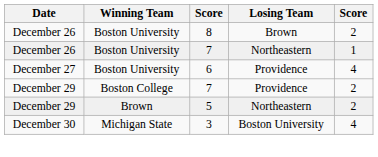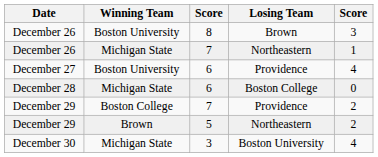(353, 32) 2 -> (353, 32) 3
(137, 50) Boston University -> (137, 50) Michigan State
+ row: (44, 87)
